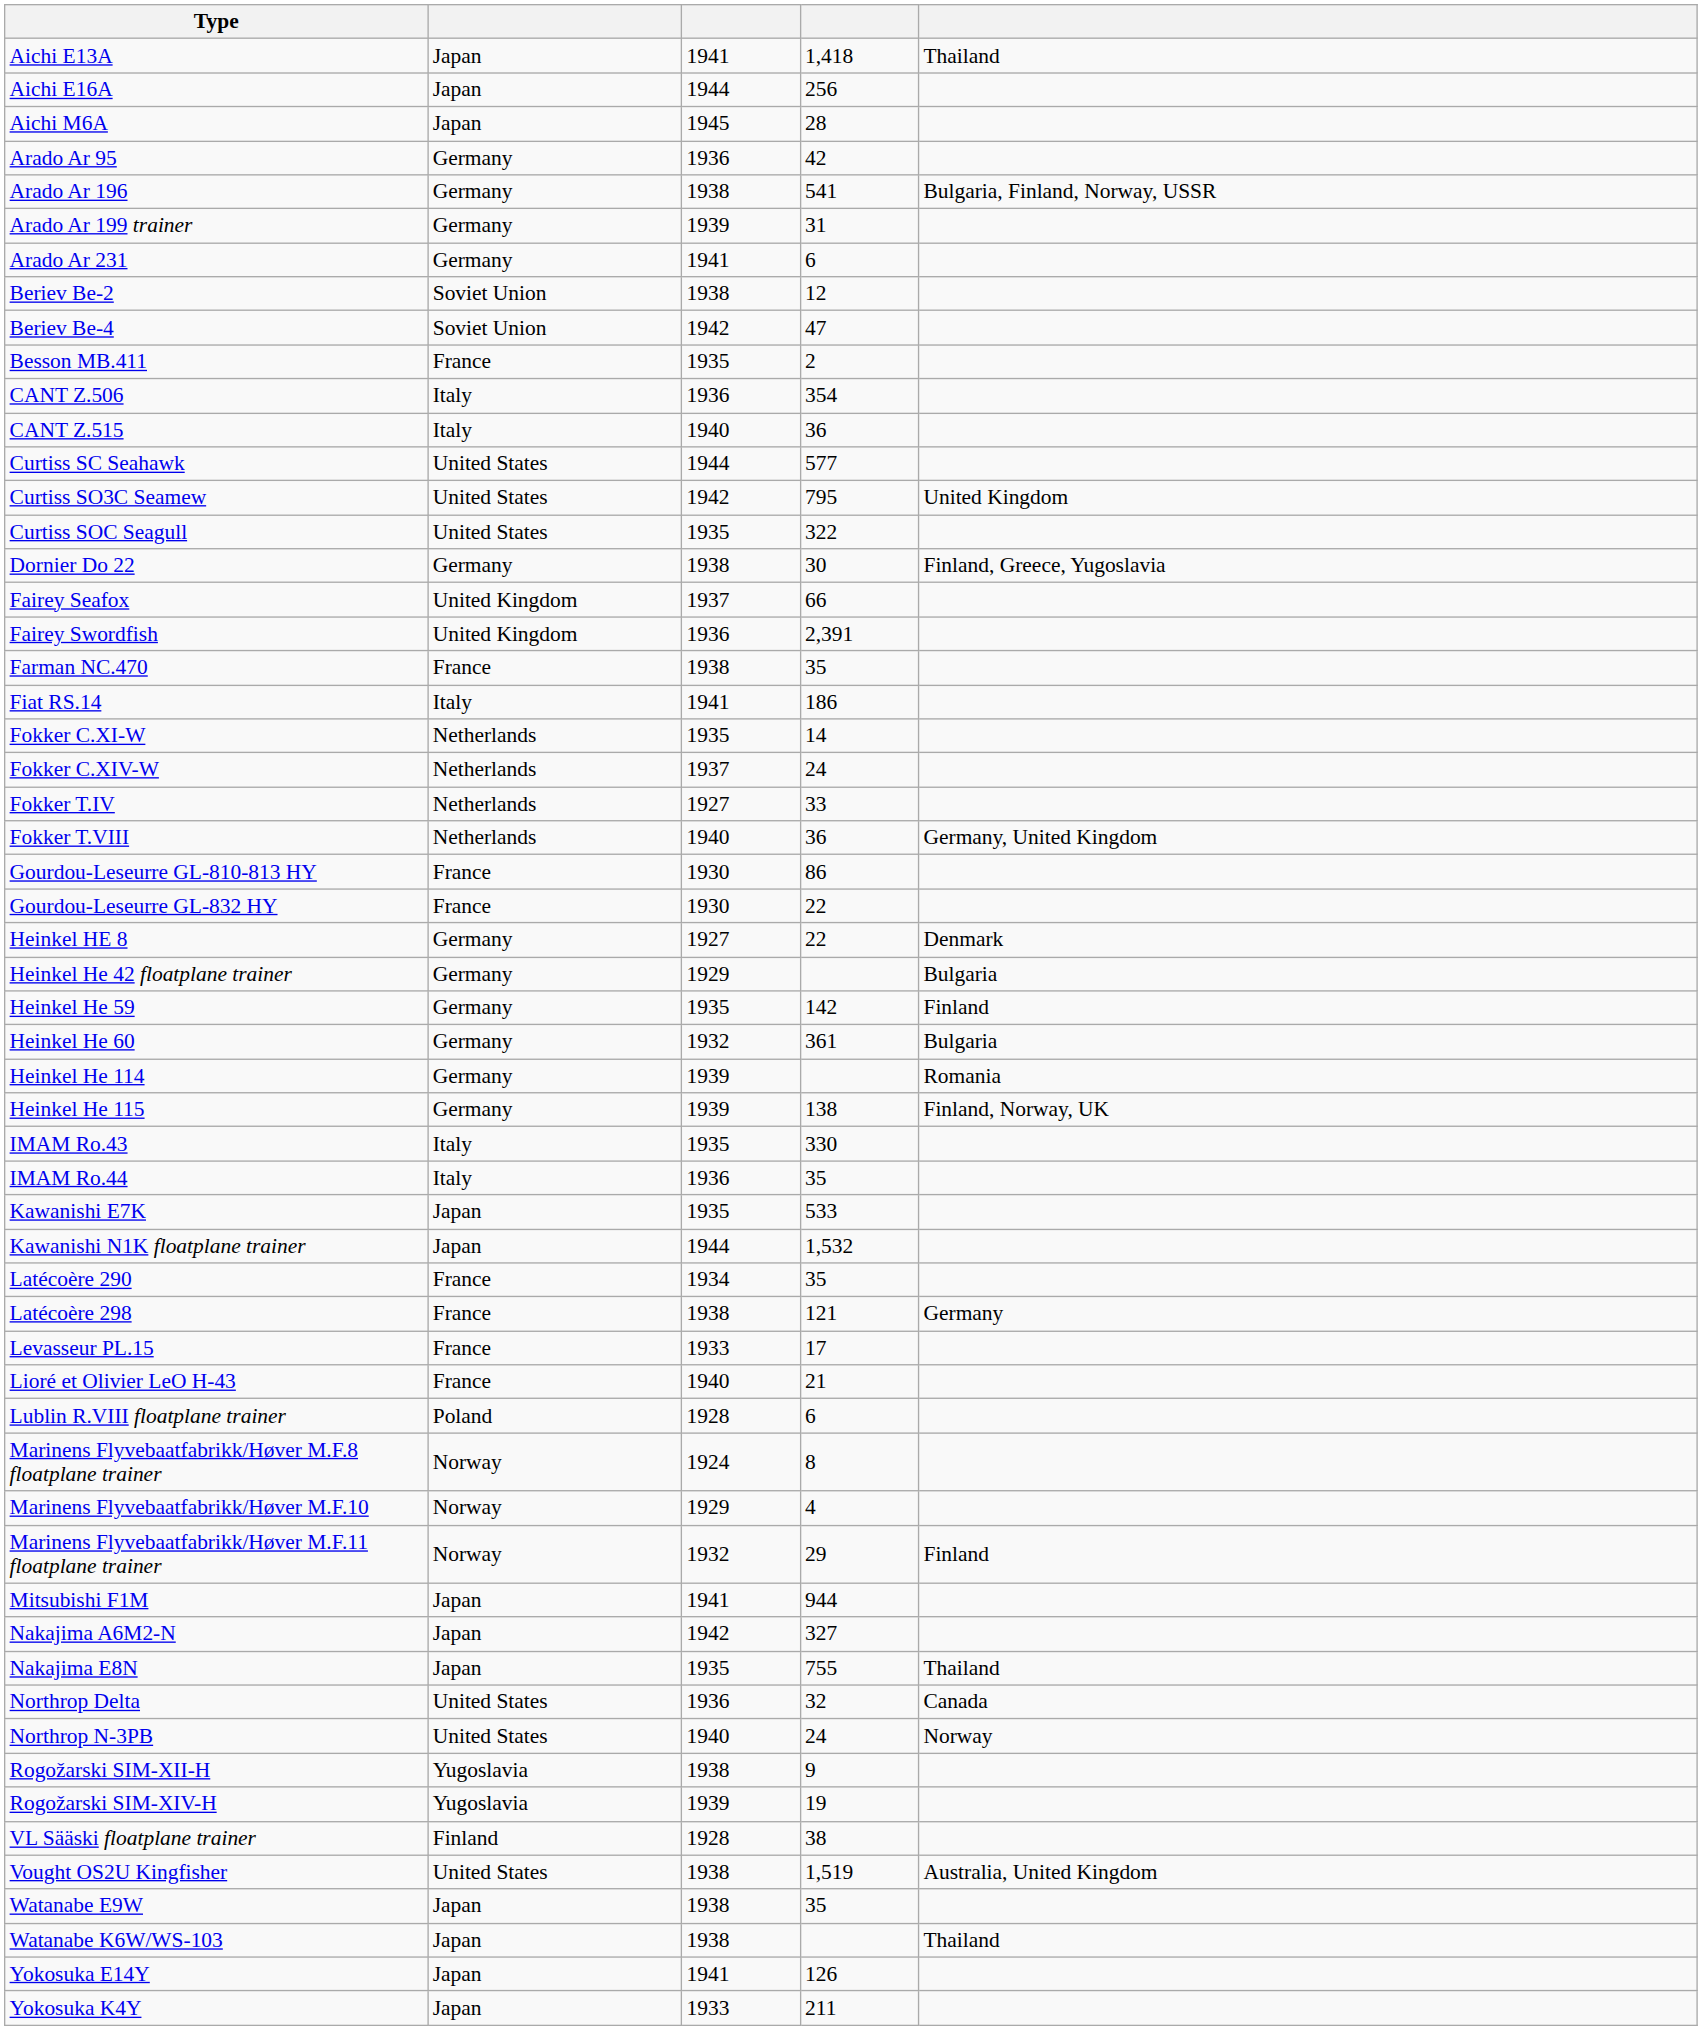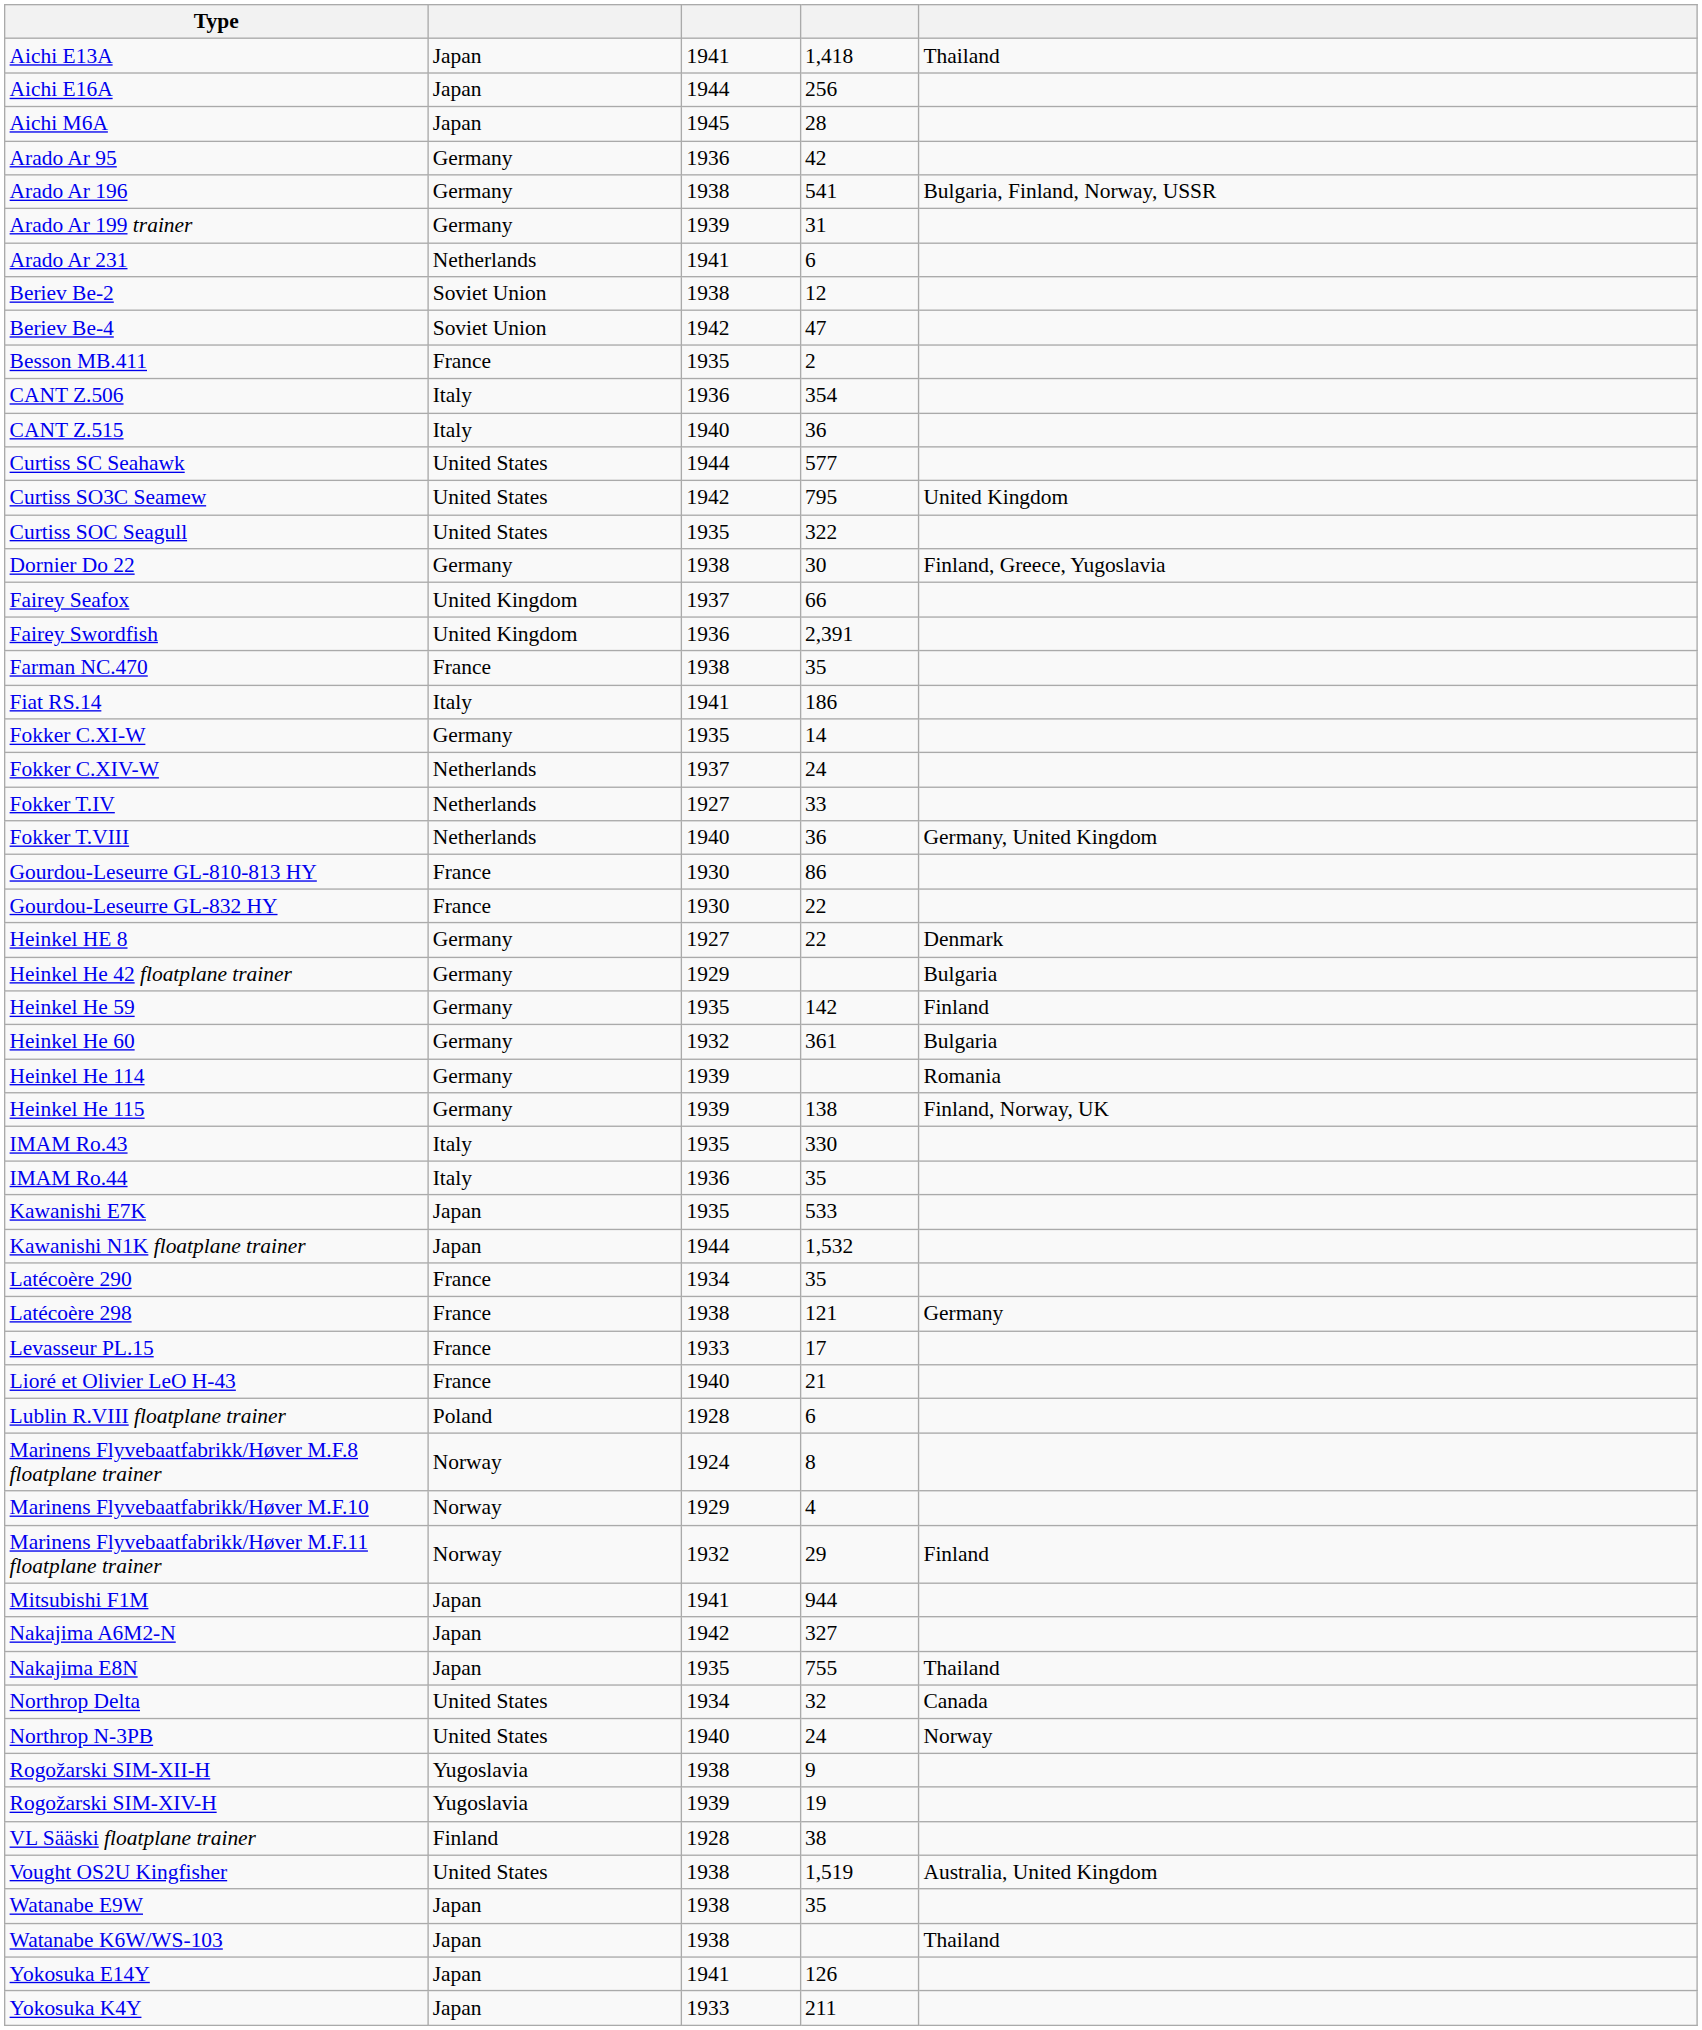(473, 259) Germany -> (485, 259) Netherlands
(485, 735) Netherlands -> (473, 735) Germany
(708, 1701) 1936 -> (708, 1701) 1934
